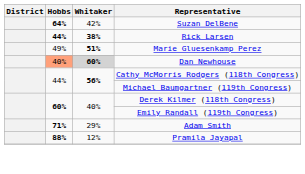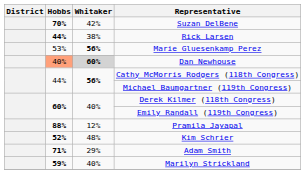(59, 23) 64% -> (59, 23) 70%
(93, 36) bold -> (93, 36) normal
(59, 49) 49% -> (59, 49) 53%
(93, 49) 51% -> (93, 49) 56%
rows swapped: (208, 138) <-> (208, 125)
+ row: (208, 138)
+ row: (207, 163)
